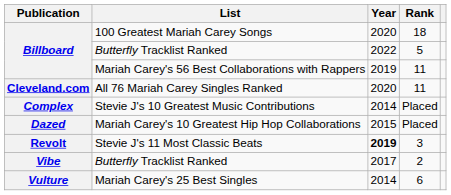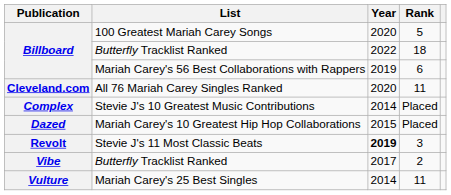(420, 32) 18 -> (420, 32) 5
(420, 50) 5 -> (420, 50) 18
(420, 69) 11 -> (420, 69) 6
(420, 180) 6 -> (420, 180) 11
